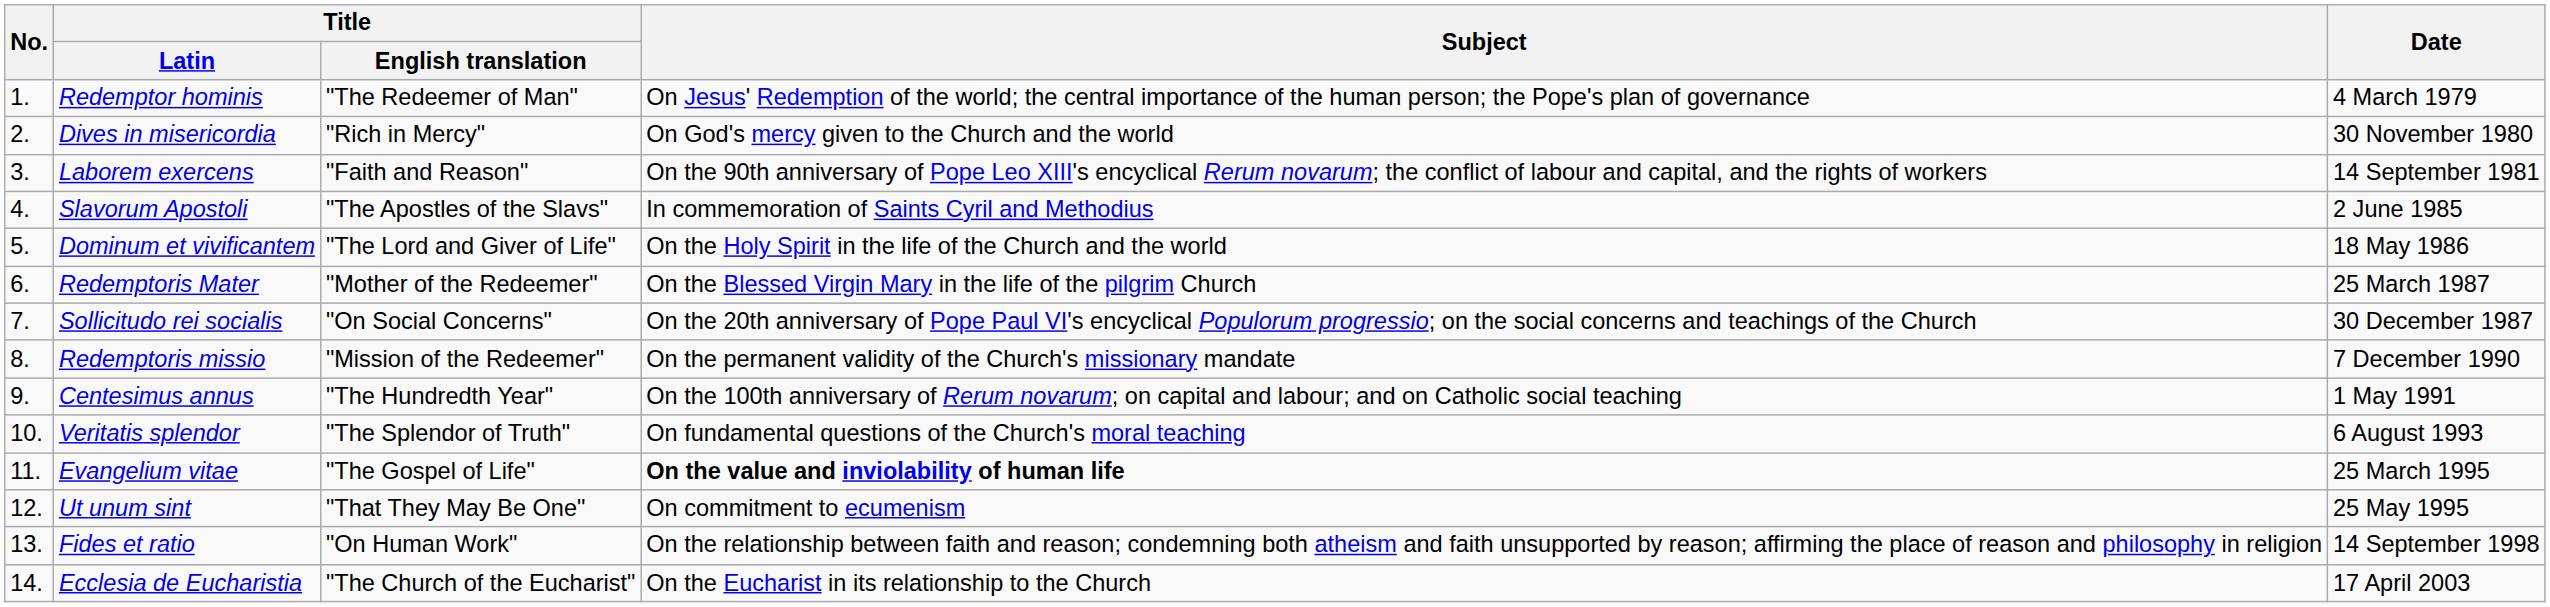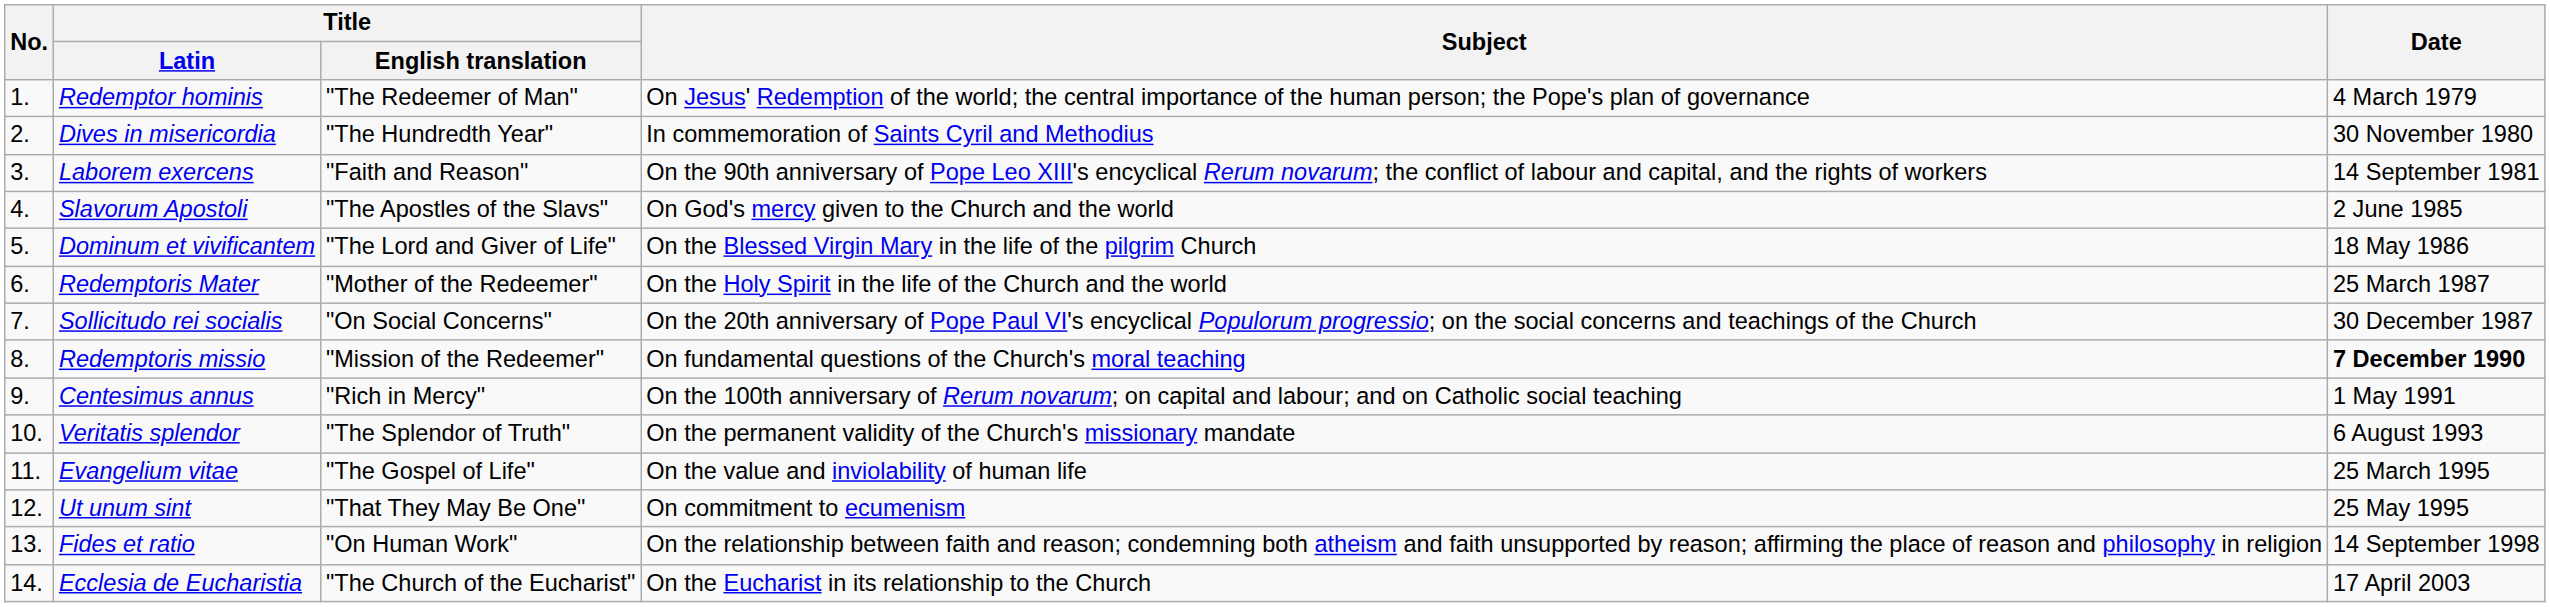(406, 135) "Rich in Mercy" -> (440, 135) "The Hundredth Year"
(910, 135) On God's mercy given to the Church and the world -> (900, 135) In commemoration of Saints Cyril and Methodius
(900, 209) In commemoration of Saints Cyril and Methodius -> (910, 209) On God's mercy given to the Church and the world
(937, 246) On the Holy Spirit in the life of the Church and the world -> (951, 246) On the Blessed Virgin Mary in the life of the pilgrim Church
(951, 284) On the Blessed Virgin Mary in the life of the pilgrim Church -> (937, 284) On the Holy Spirit in the life of the Church and the world
(971, 358) On the permanent validity of the Church's missionary mandate -> (946, 358) On fundamental questions of the Church's moral teaching
(2426, 358) normal -> (2429, 358) bold
(440, 396) "The Hundredth Year" -> (406, 396) "Rich in Mercy"
(946, 433) On fundamental questions of the Church's moral teaching -> (971, 433) On the permanent validity of the Church's missionary mandate
(885, 470) bold -> (867, 470) normal
